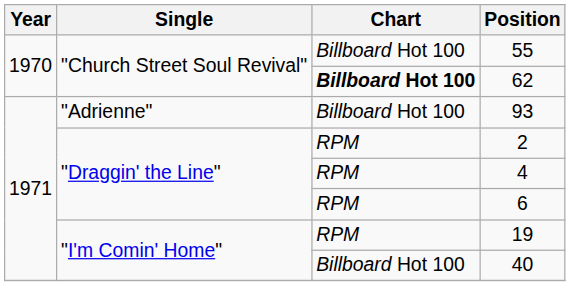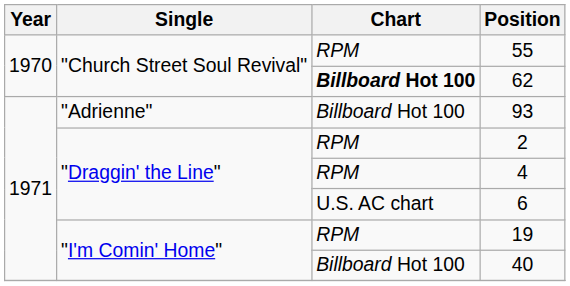(390, 50) Billboard Hot 100 -> (338, 50) RPM
(338, 204) RPM -> (375, 204) U.S. AC chart
